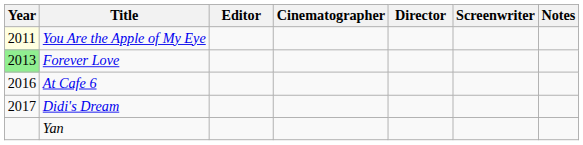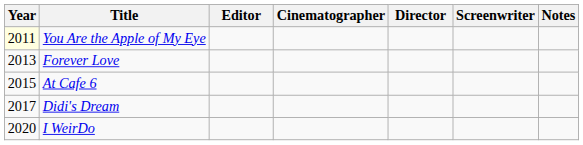(22, 60) lightgreen background -> (22, 60) no background
(22, 83) 2016 -> (22, 83) 2015
+ row: (69, 128)
- row: (53, 128)
